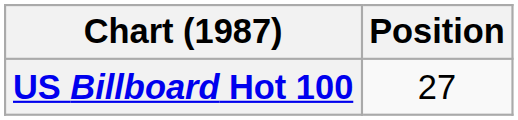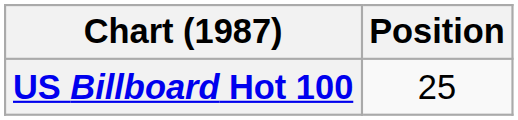(437, 86) 27 -> (437, 86) 25
